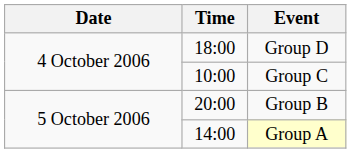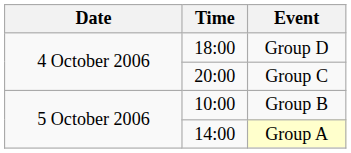(215, 76) 10:00 -> (215, 76) 20:00
(215, 104) 20:00 -> (215, 104) 10:00
